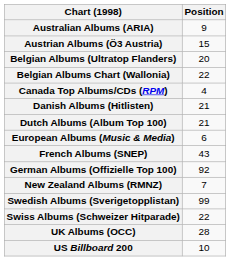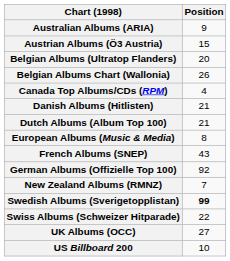(204, 75) 22 -> (204, 75) 26
(204, 138) 6 -> (204, 138) 8
(204, 201) normal -> (204, 201) bold
(204, 232) 28 -> (204, 232) 27
